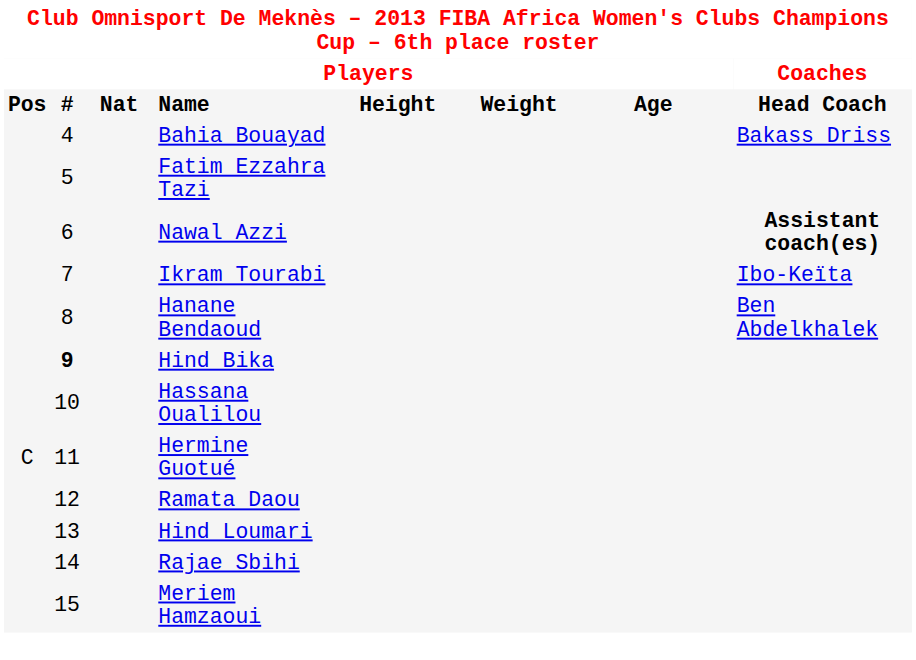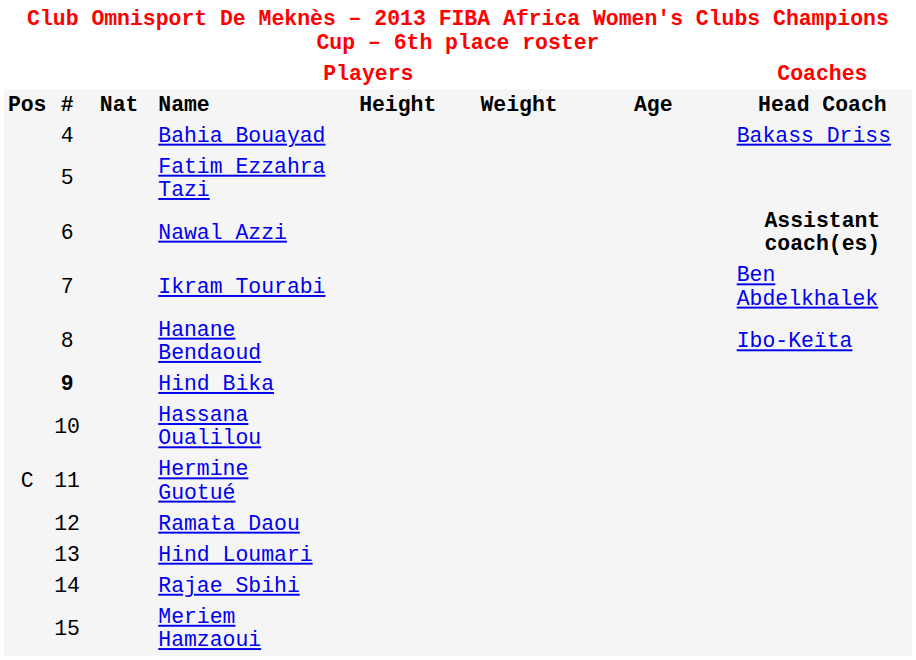(795, 276) Ibo-Keïta -> (807, 287) Ben Abdelkhalek
(807, 318) Ben Abdelkhalek -> (795, 342) Ibo-Keïta
